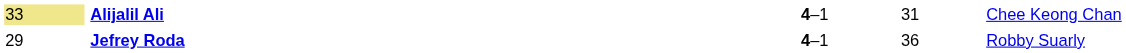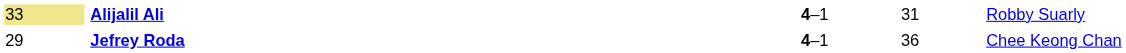(1054, 14) Chee Keong Chan -> (1036, 14) Robby Suarly
(1036, 40) Robby Suarly -> (1054, 40) Chee Keong Chan
